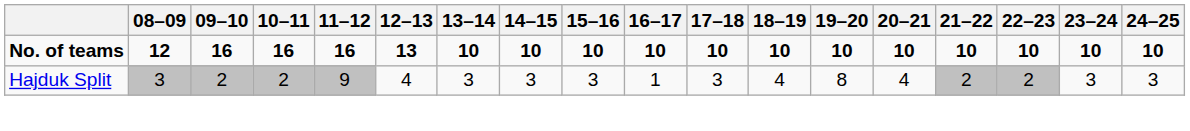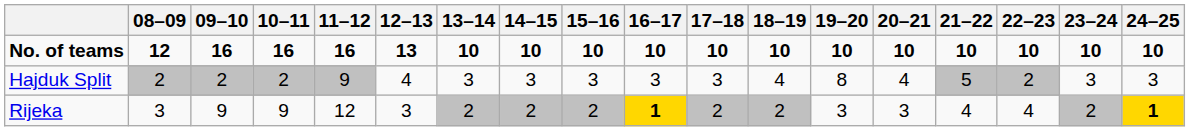(160, 81) 3 -> (160, 81) 2
(655, 81) 1 -> (655, 81) 3
(966, 81) 2 -> (966, 81) 5
+ row: (36, 111)
